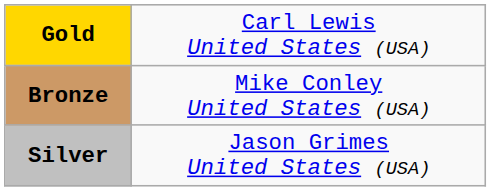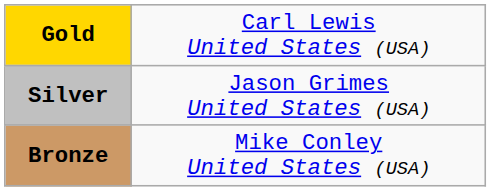rows swapped: (68, 156) <-> (68, 96)
